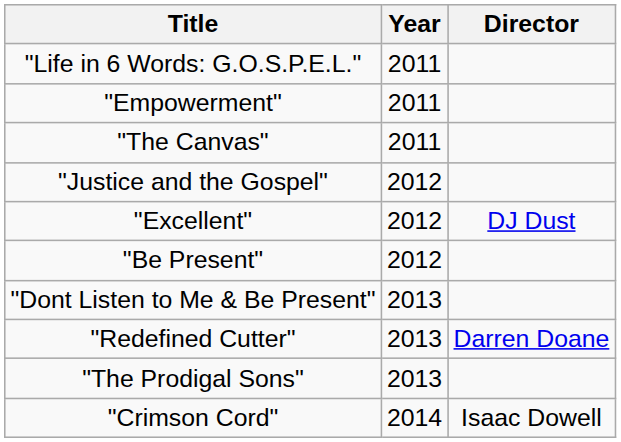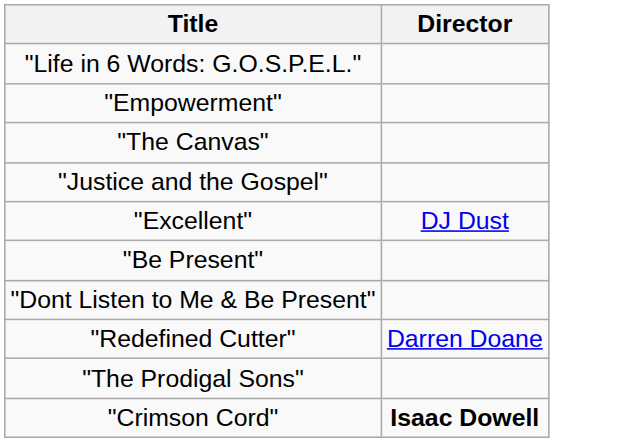- column: (415, 24)
(531, 417) normal -> (465, 417) bold
